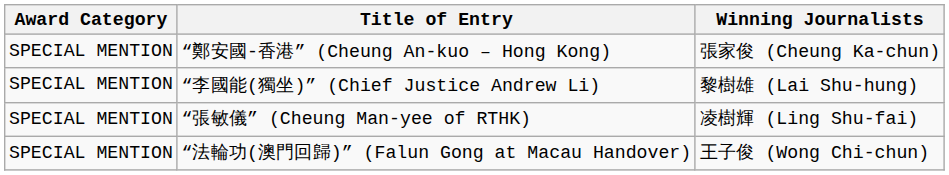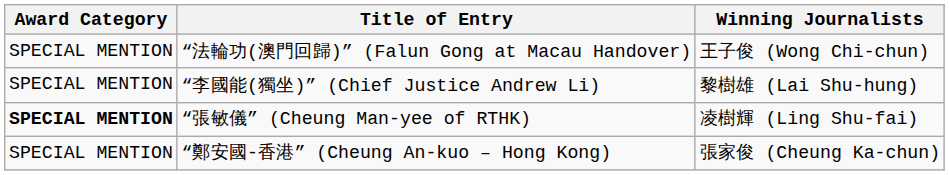rows swapped: (396, 52) <-> (436, 154)
(91, 119) normal -> (91, 119) bold
